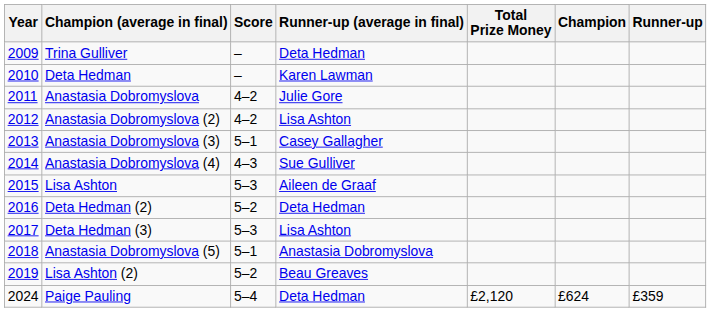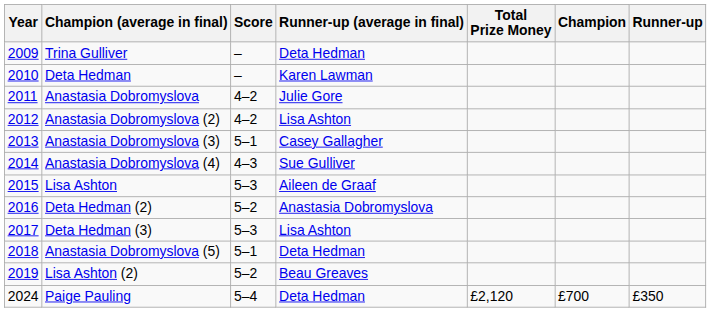(322, 207) Deta Hedman -> (356, 207) Anastasia Dobromyslova
(356, 251) Anastasia Dobromyslova -> (322, 251) Deta Hedman
(573, 296) £624 -> (573, 296) £700
(648, 296) £359 -> (648, 296) £350
